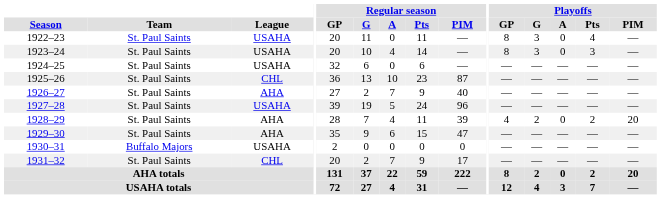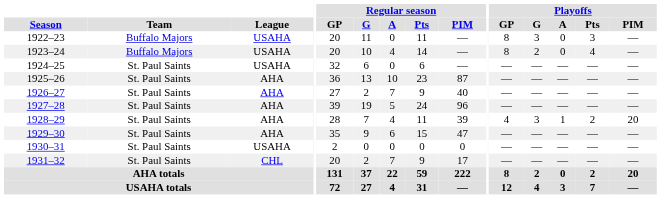(159, 38) St. Paul Saints -> (159, 38) Buffalo Majors
(592, 38) 4 -> (592, 38) 3
(159, 51) St. Paul Saints -> (159, 51) Buffalo Majors
(537, 51) 3 -> (537, 51) 2
(592, 51) 3 -> (592, 51) 4
(272, 78) CHL -> (272, 78) AHA
(272, 106) USAHA -> (272, 106) AHA
(537, 119) 2 -> (537, 119) 3
(563, 119) 0 -> (563, 119) 1
(159, 146) Buffalo Majors -> (159, 146) St. Paul Saints
